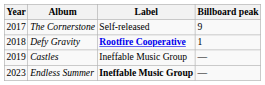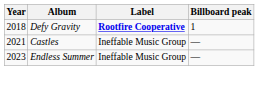- row: (63, 27)
(16, 57) 2019 -> (16, 42) 2021
(146, 73) bold -> (142, 57) normal
